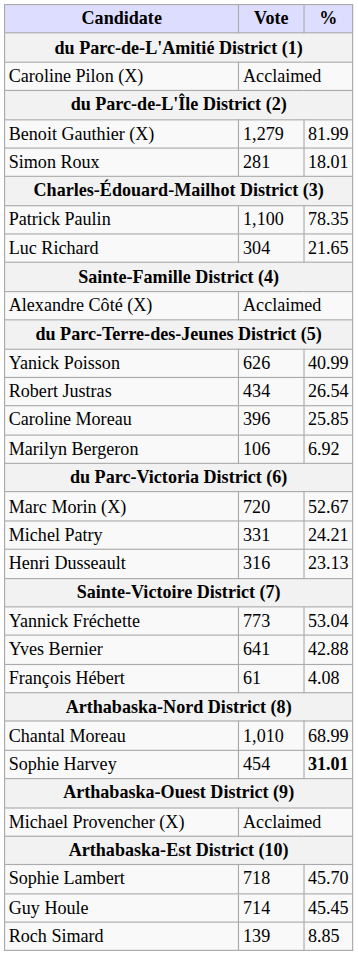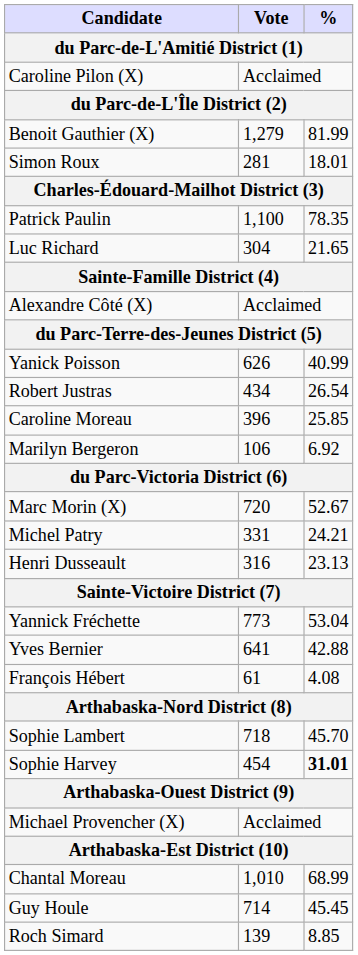rows swapped: (67, 735) <-> (67, 879)
